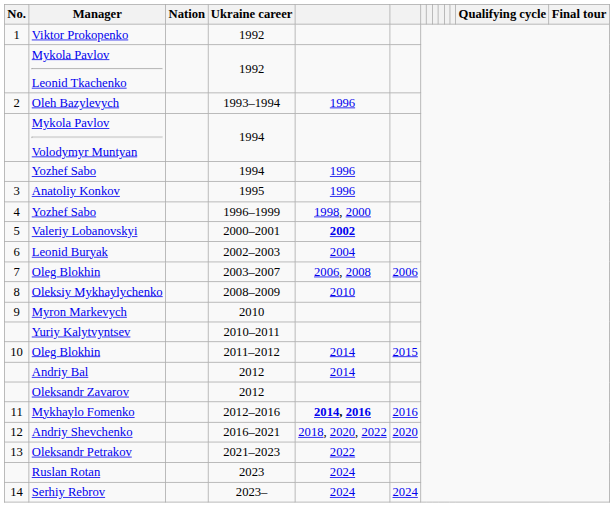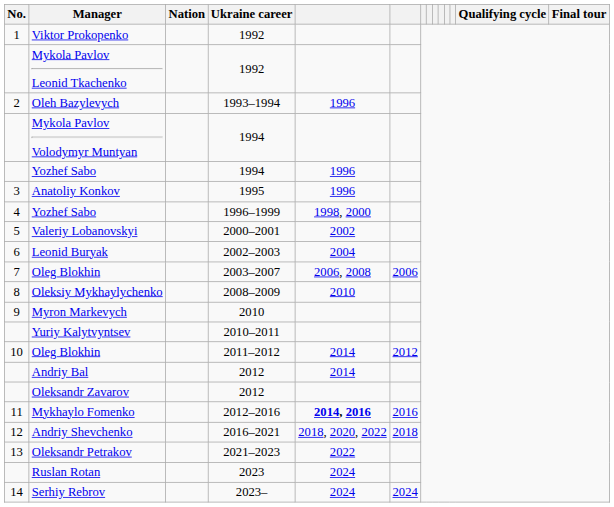(342, 231) bold -> (342, 231) normal
(405, 352) 2015 -> (405, 352) 2012
(405, 432) 2020 -> (405, 432) 2018
